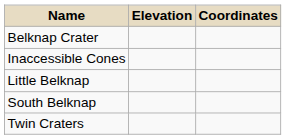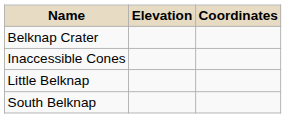- row: (46, 123)
